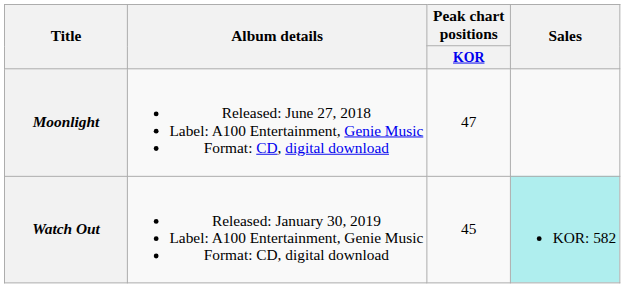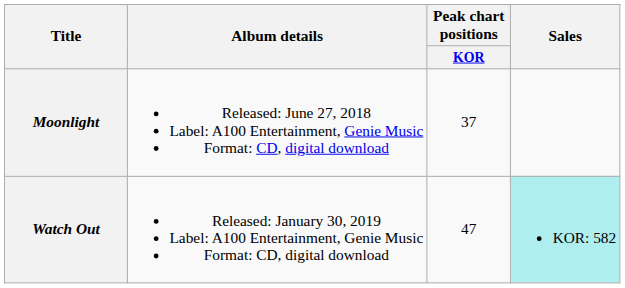(469, 122) 47 -> (469, 122) 37
(469, 229) 45 -> (469, 229) 47
